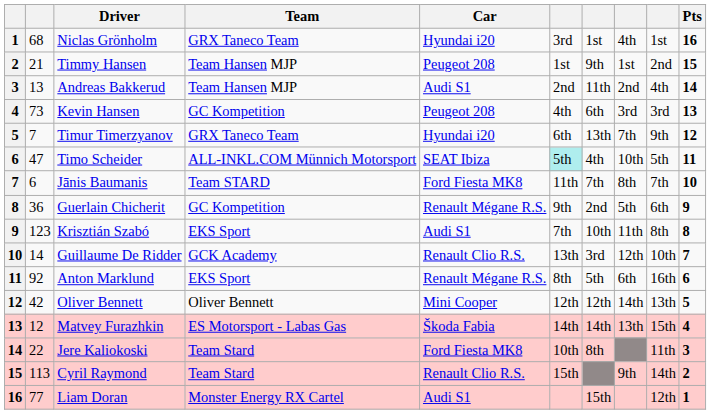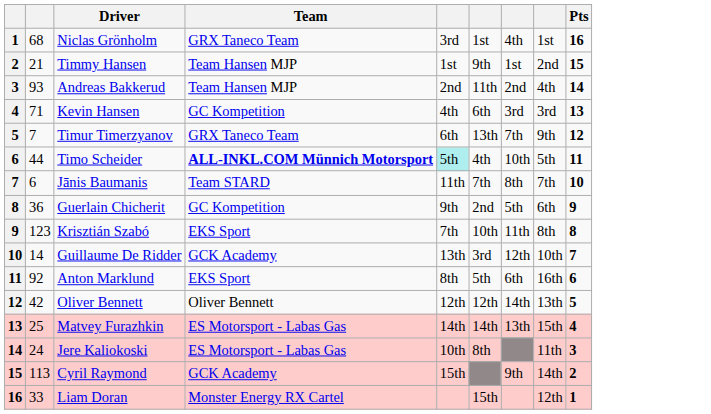- column: (485, 16)
(36, 88) 13 -> (36, 88) 93
(36, 111) 73 -> (36, 111) 71
(36, 159) 47 -> (36, 159) 44
(302, 159) normal -> (311, 159) bold
(36, 326) 12 -> (36, 326) 25
(36, 349) 22 -> (36, 349) 24
(221, 349) Team Stard -> (267, 349) ES Motorsport - Labas Gas
(221, 373) Team Stard -> (233, 373) GCK Academy
(36, 397) 77 -> (36, 397) 33
